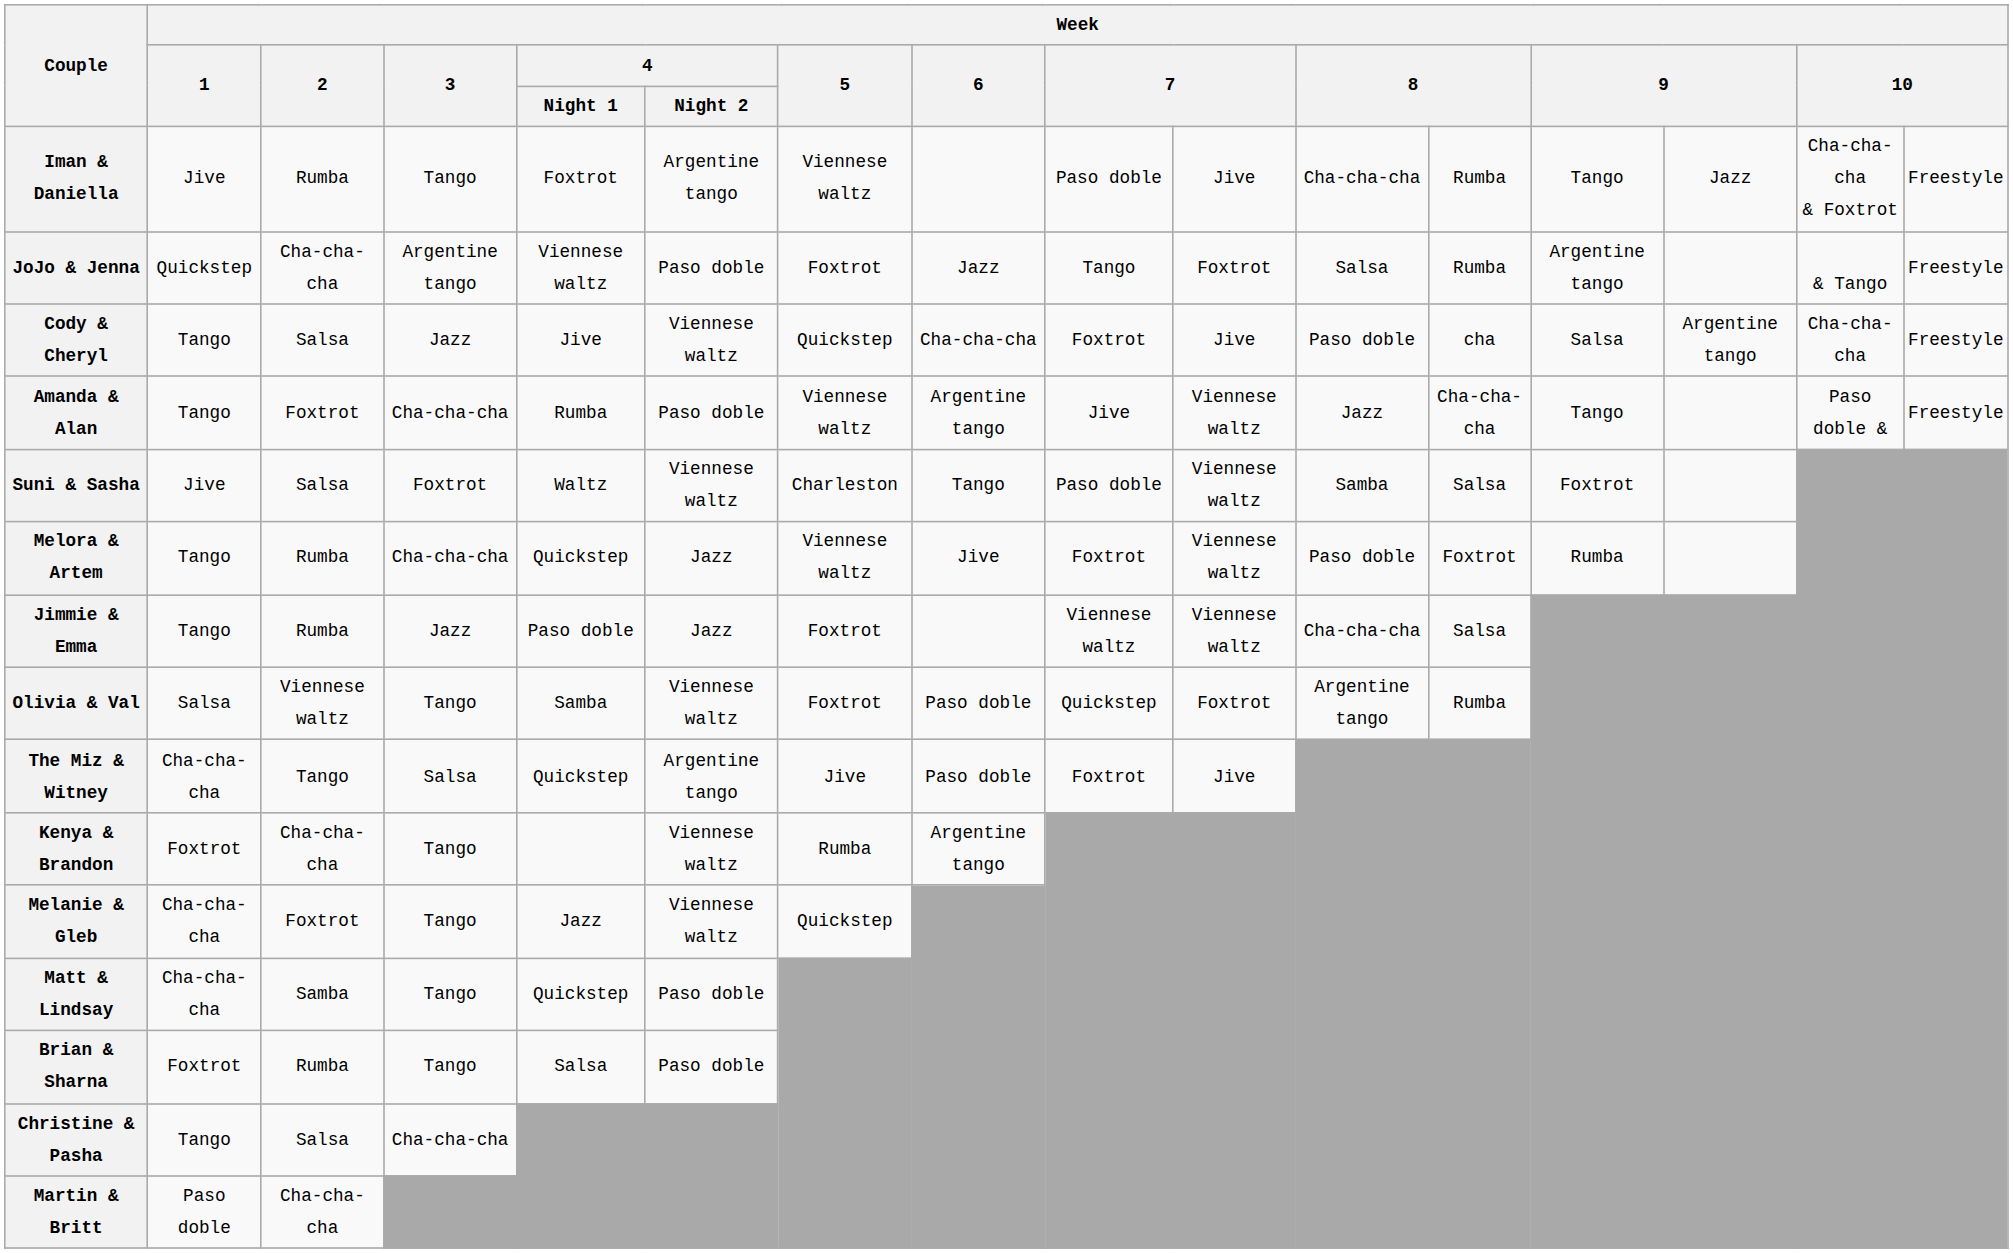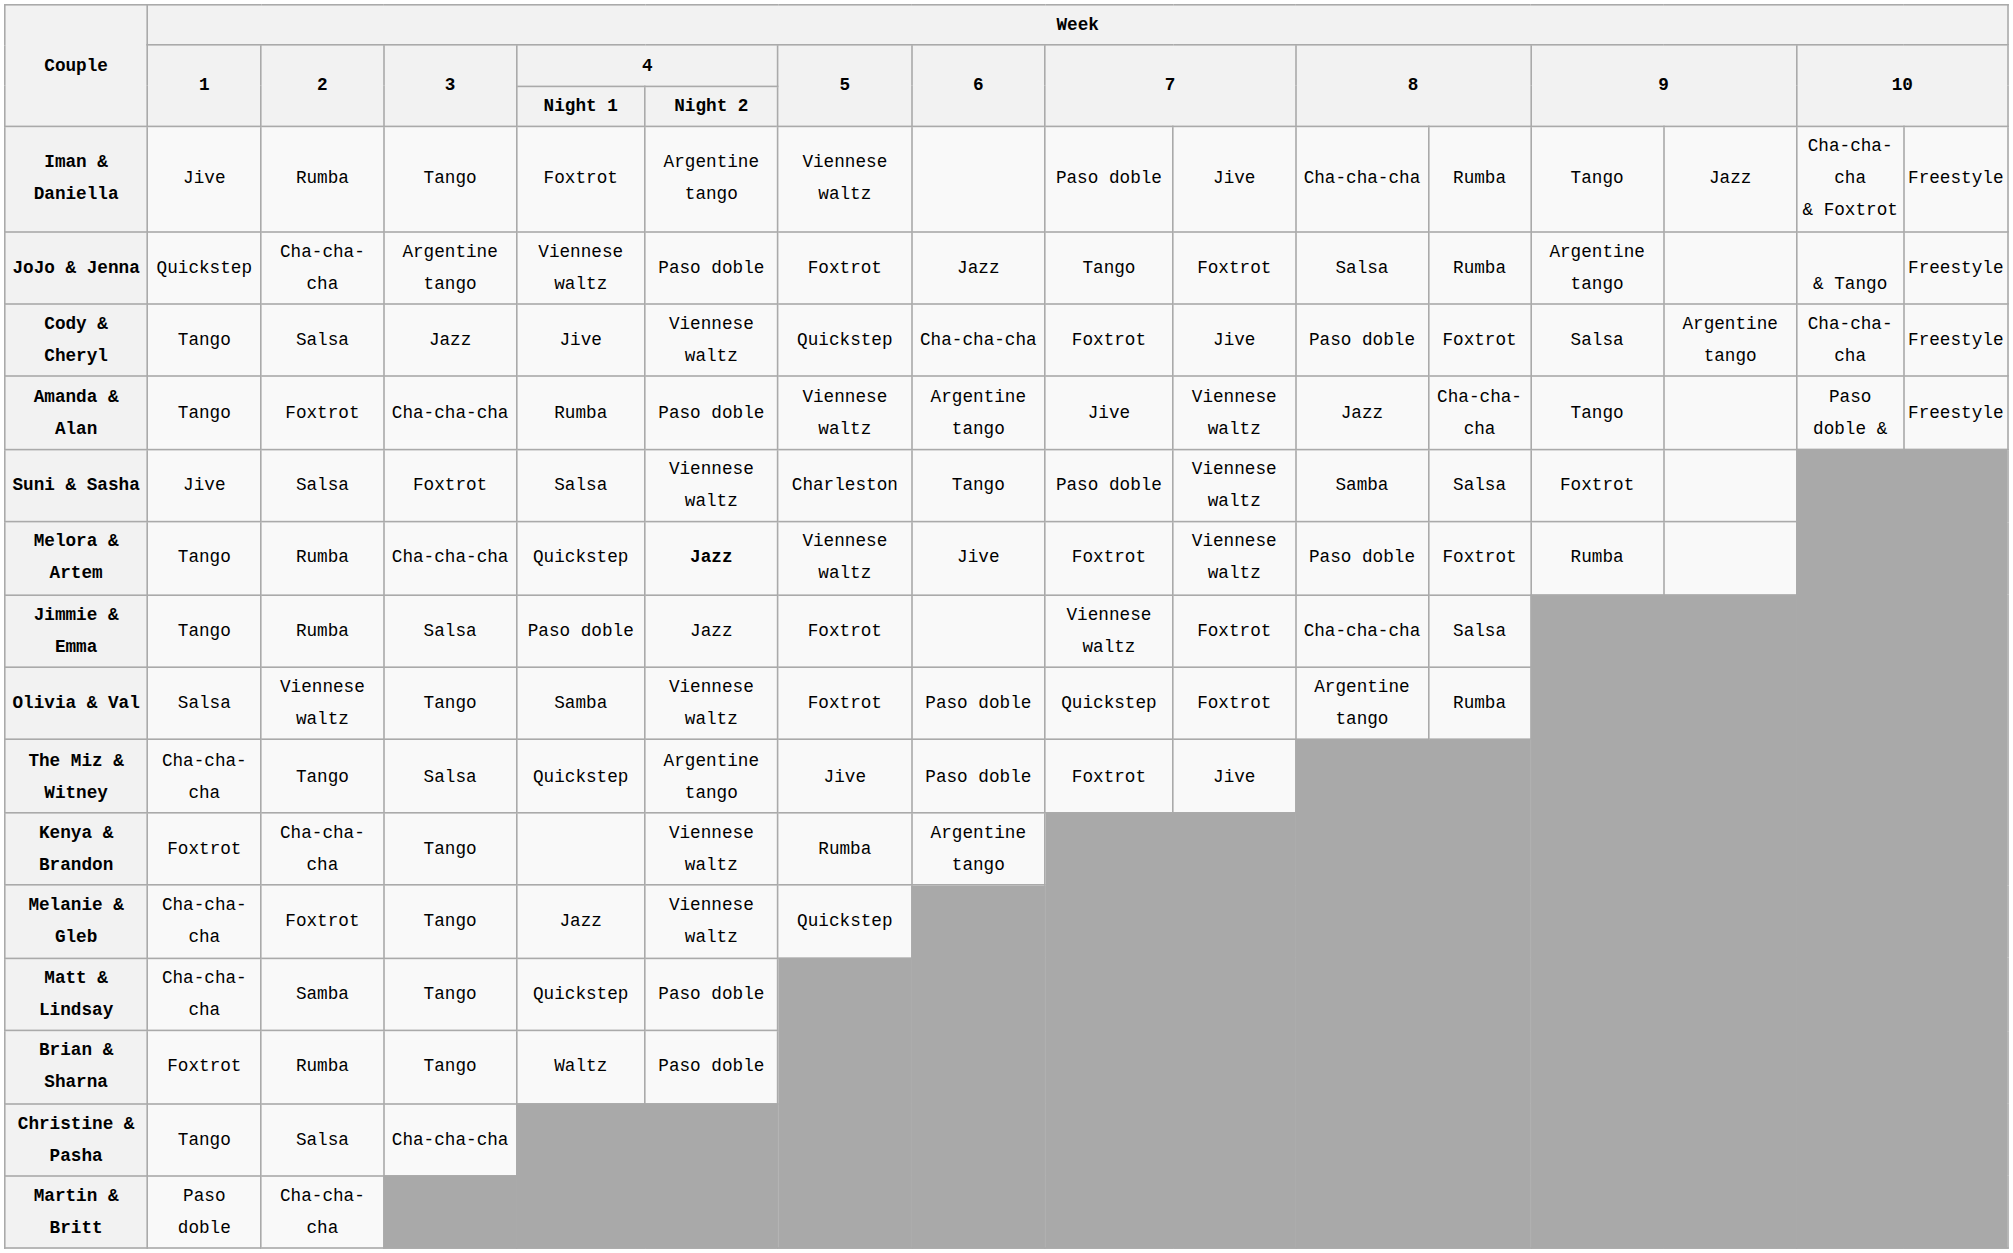(1480, 340) cha -> (1480, 340) Foxtrot
(581, 486) Waltz -> (581, 486) Salsa
(711, 558) normal -> (711, 558) bold
(450, 631) Jazz -> (450, 631) Salsa
(1234, 631) Viennese waltz -> (1234, 631) Foxtrot
(581, 1067) Salsa -> (581, 1067) Waltz
